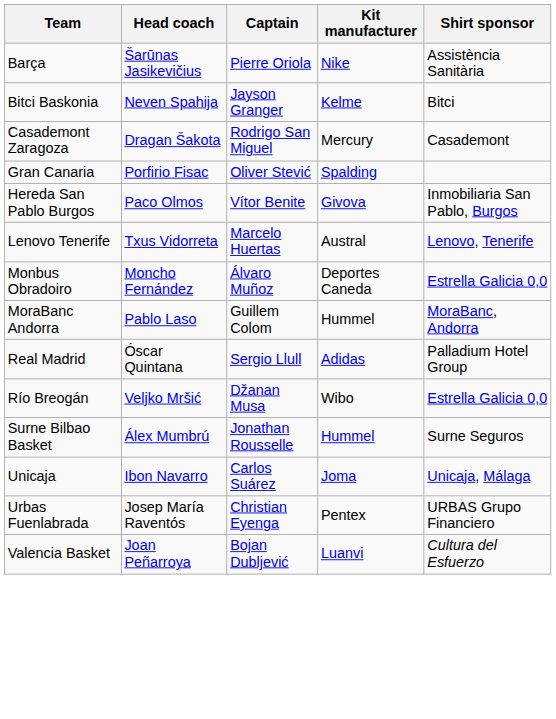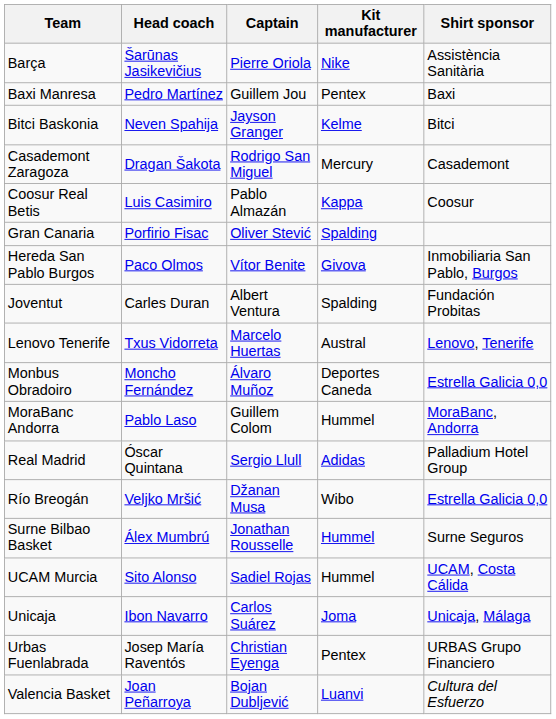+ row: (52, 93)
+ row: (48, 203)
+ row: (35, 303)
+ row: (53, 577)
